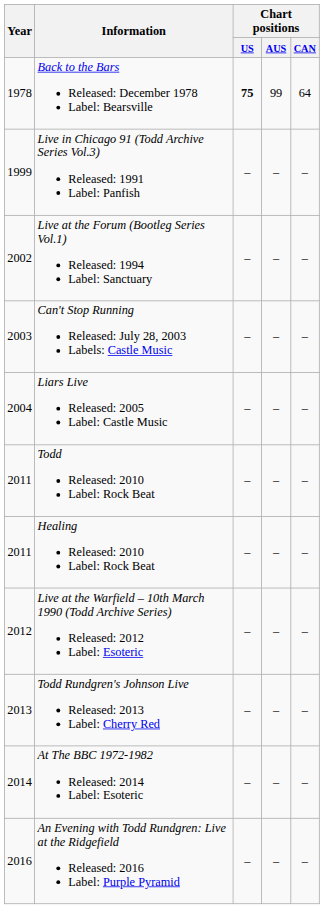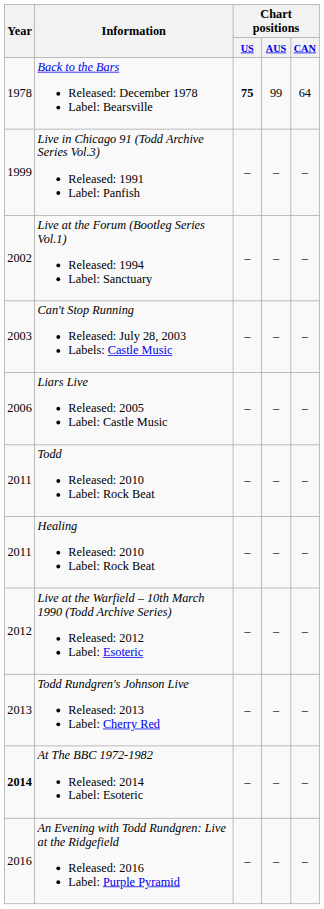(20, 408) 2004 -> (20, 408) 2006
(20, 782) normal -> (20, 782) bold
